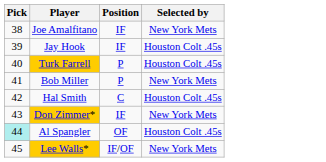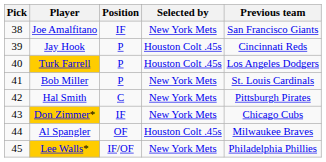+ column: (273, 13)
(121, 47) IF -> (121, 47) P
(183, 98) Houston Colt .45s -> (183, 98) New York Mets
(17, 132) paleturquoise background -> (17, 132) no background
